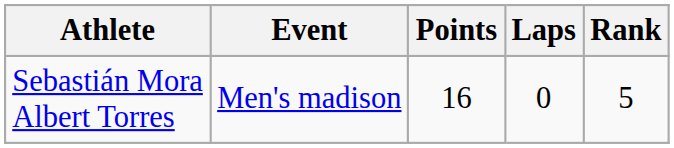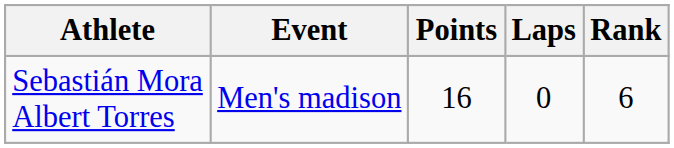(626, 98) 5 -> (626, 98) 6
